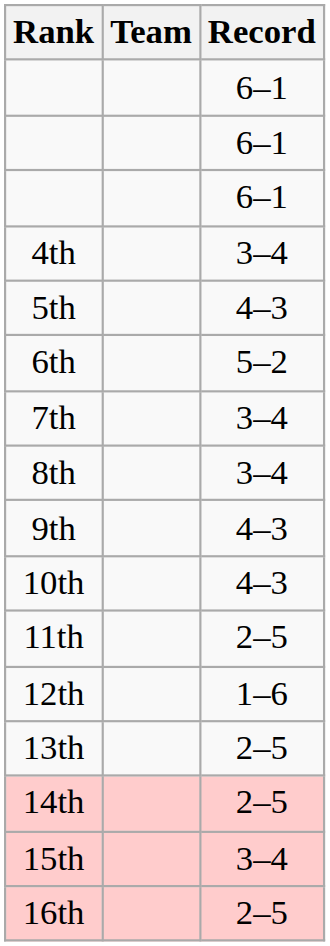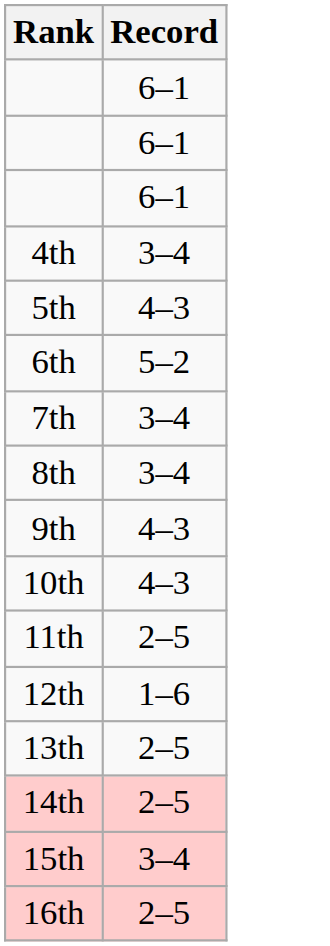- column: (151, 32)
